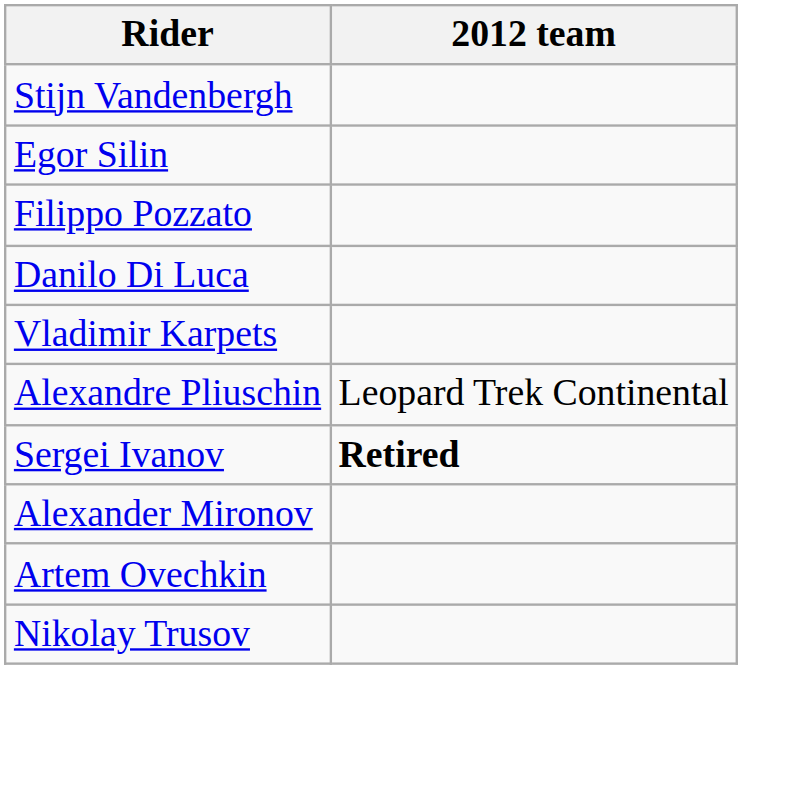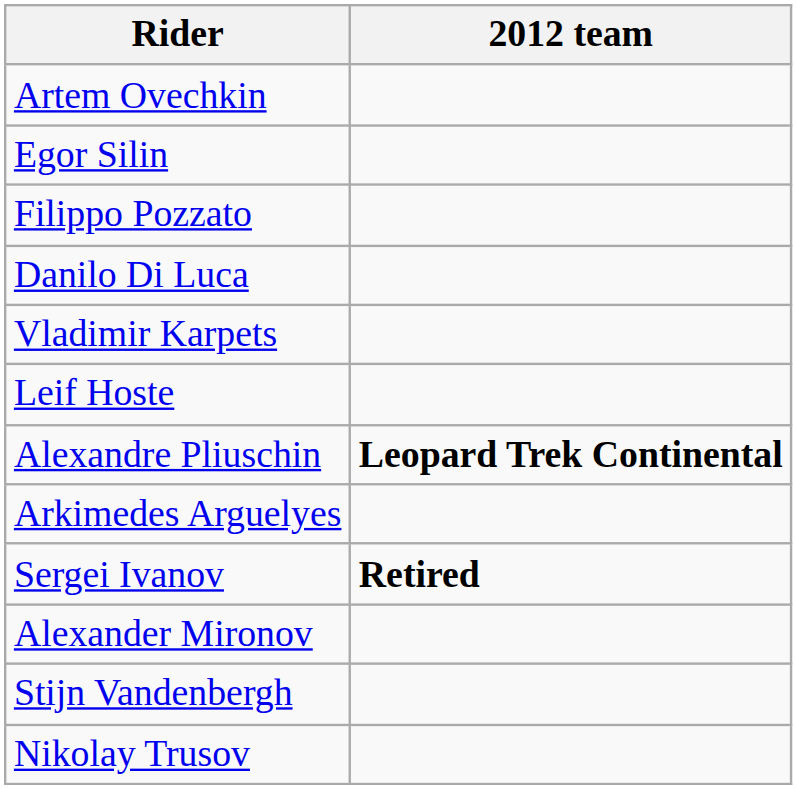rows swapped: (153, 94) <-> (140, 573)
+ row: (94, 393)
(534, 393) normal -> (571, 453) bold
+ row: (178, 513)
